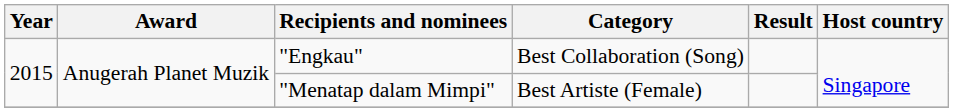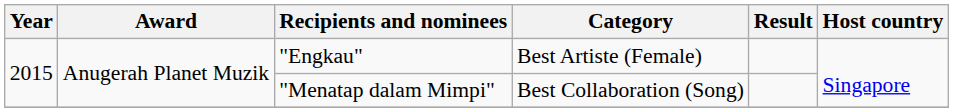(630, 55) Best Collaboration (Song) -> (609, 55) Best Artiste (Female)
(609, 90) Best Artiste (Female) -> (630, 90) Best Collaboration (Song)
